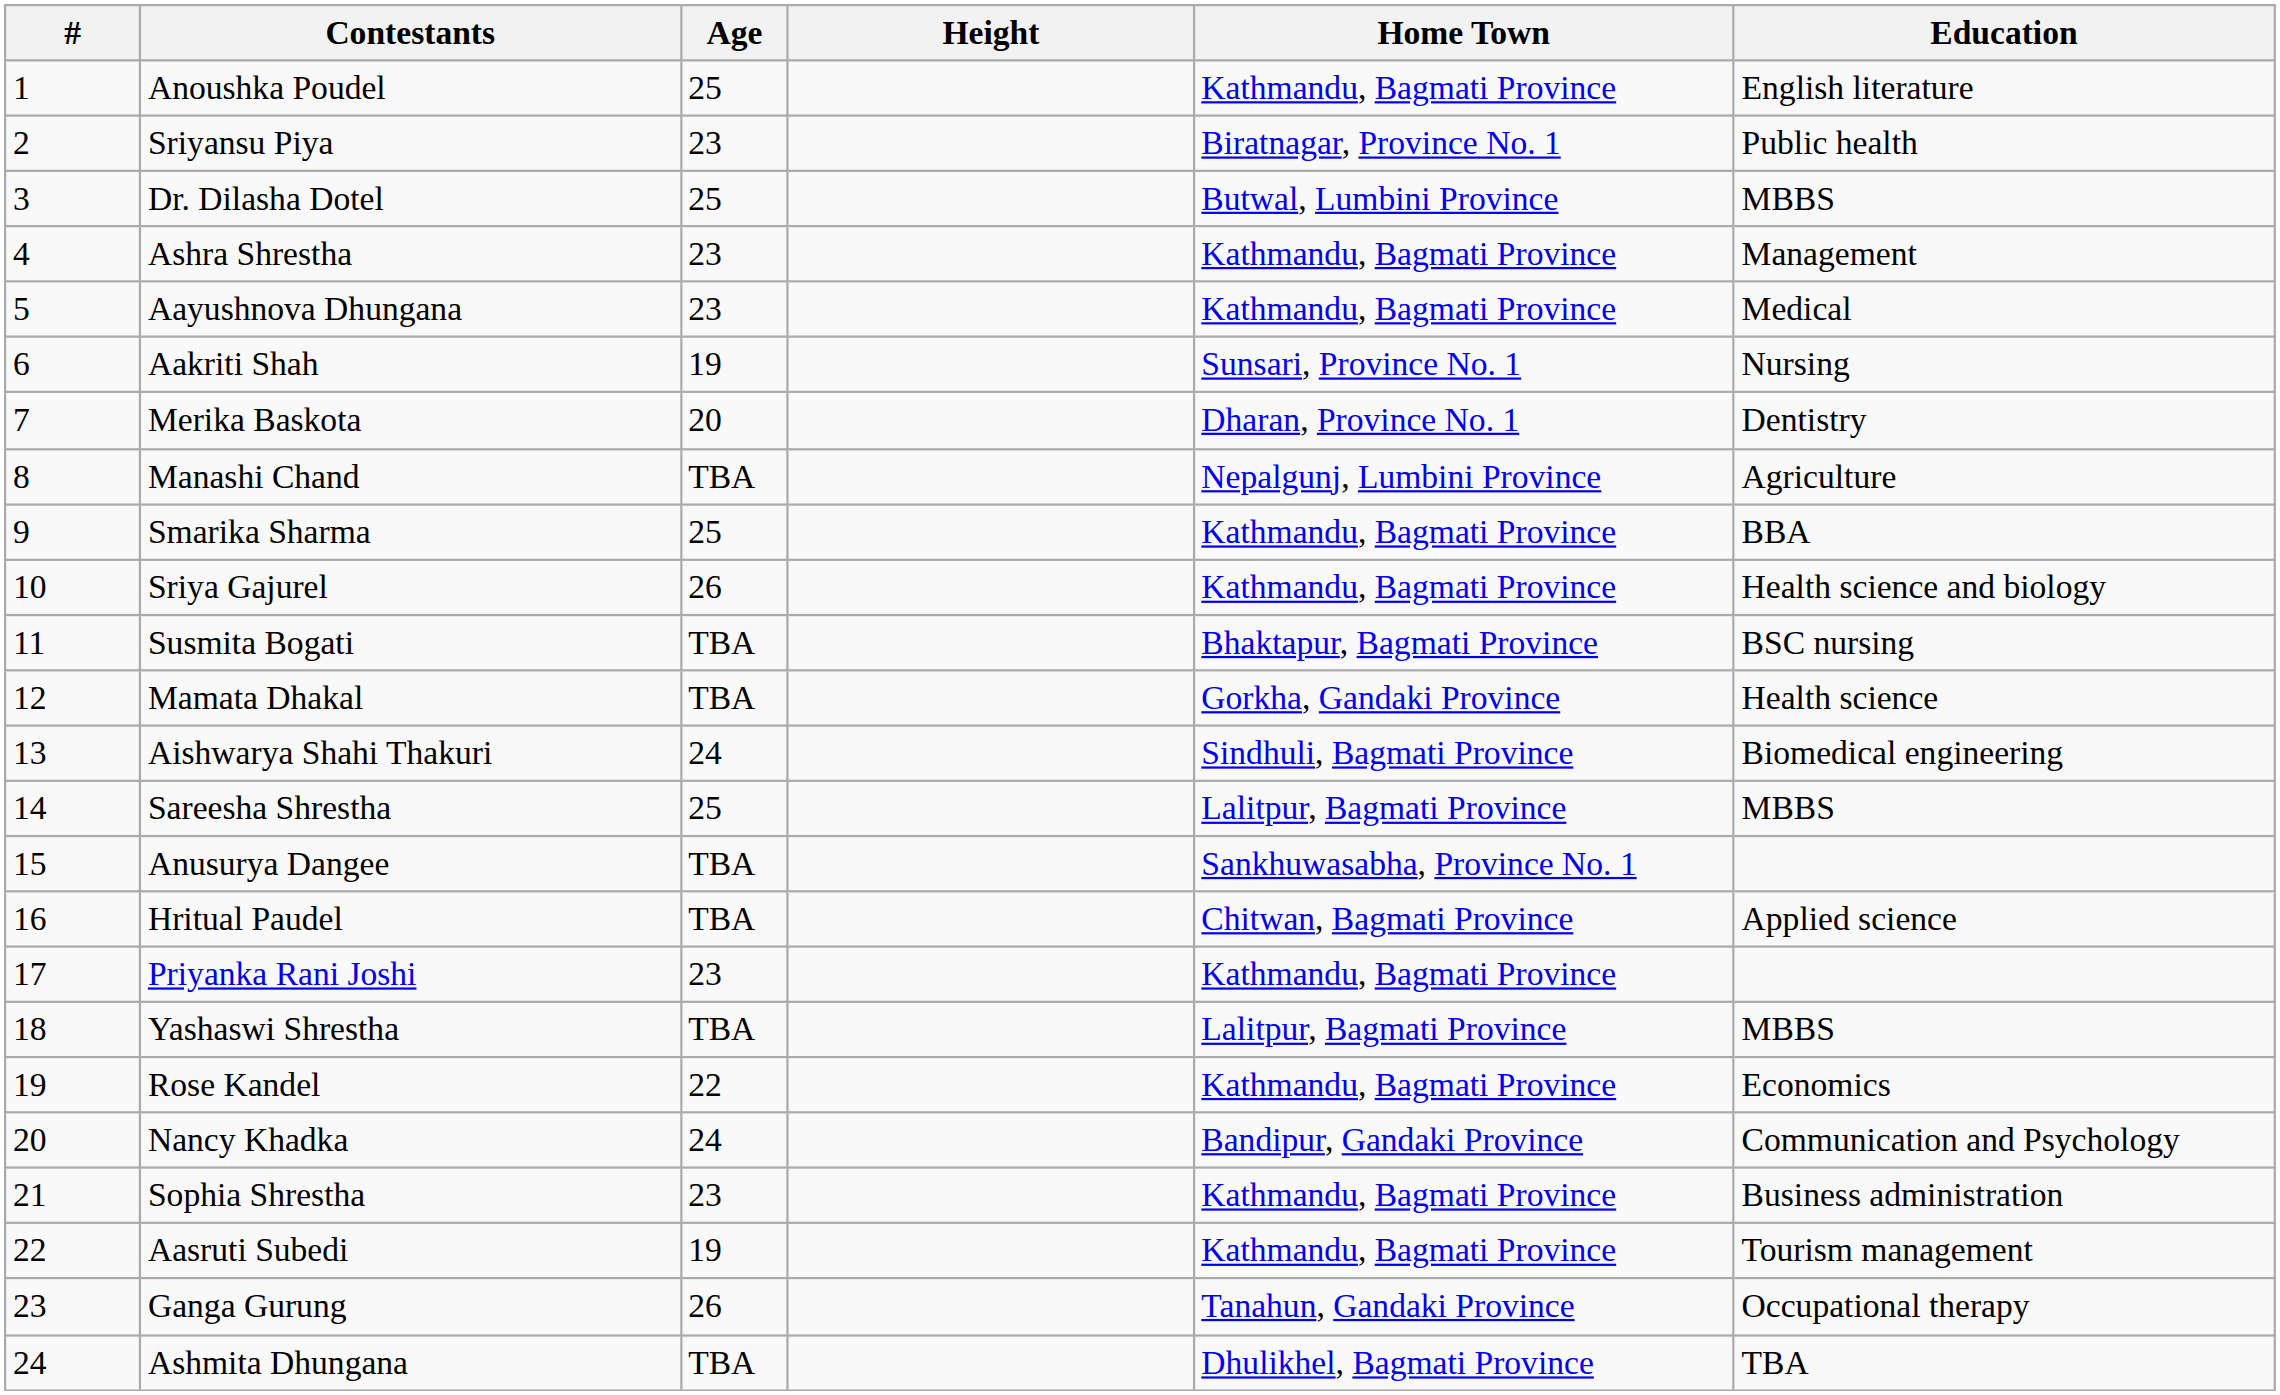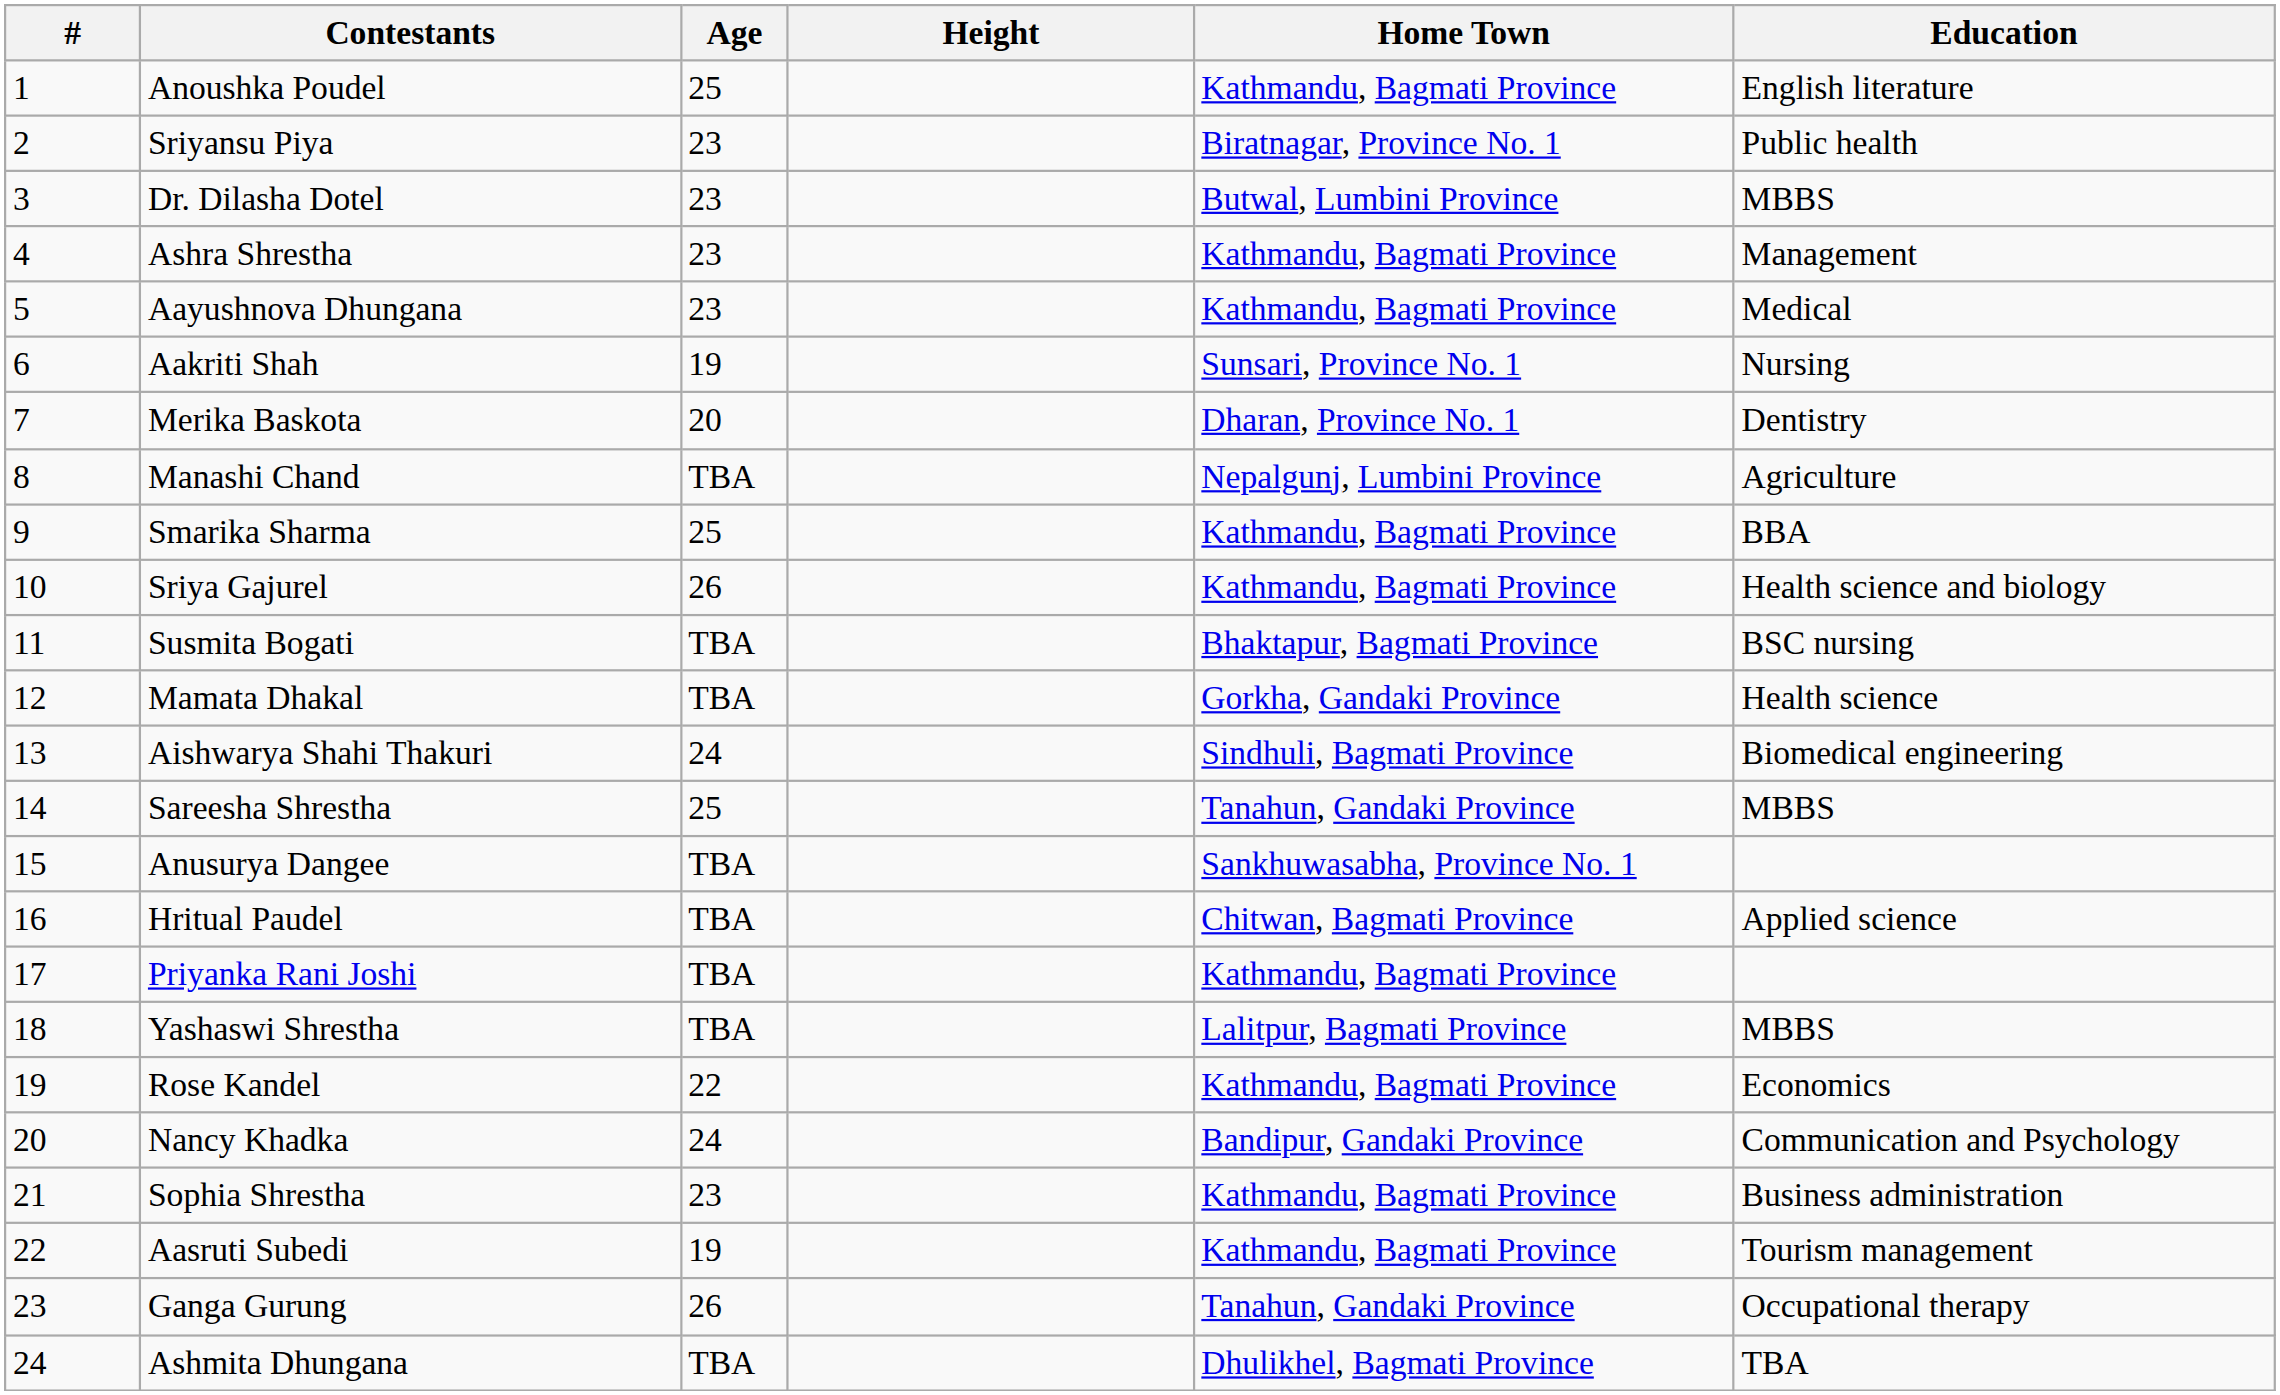(705, 198) 25 -> (705, 198) 23
(1384, 807) Lalitpur, Bagmati Province -> (1388, 807) Tanahun, Gandaki Province
(705, 973) 23 -> (722, 973) TBA
